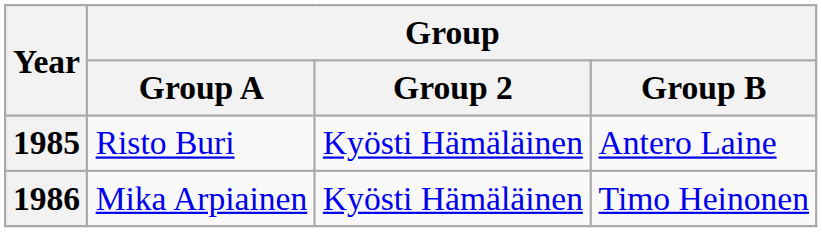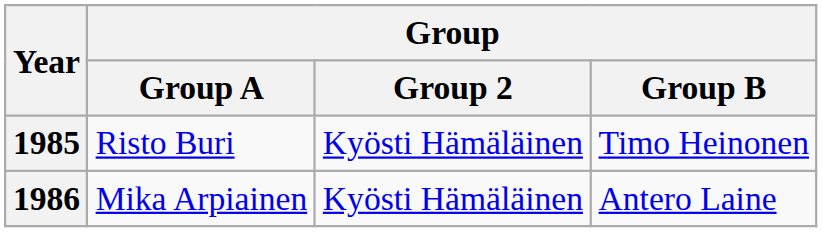(688, 143) Antero Laine -> (704, 143) Timo Heinonen
(704, 198) Timo Heinonen -> (688, 198) Antero Laine
